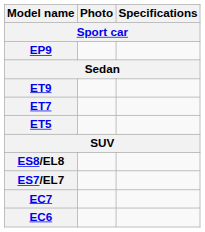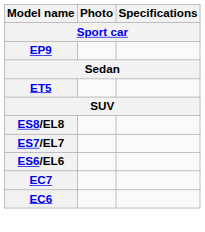- row: (41, 87)
- row: (41, 106)
+ row: (41, 161)
